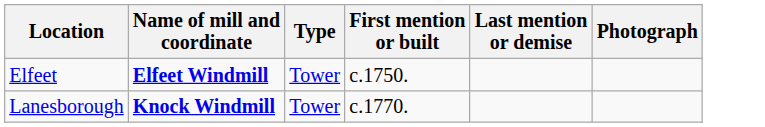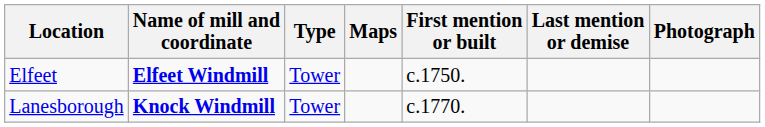+ column: (373, 31)
